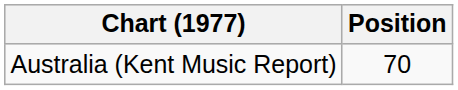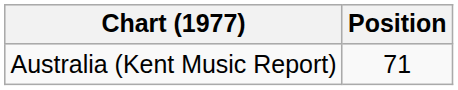(397, 63) 70 -> (397, 63) 71
